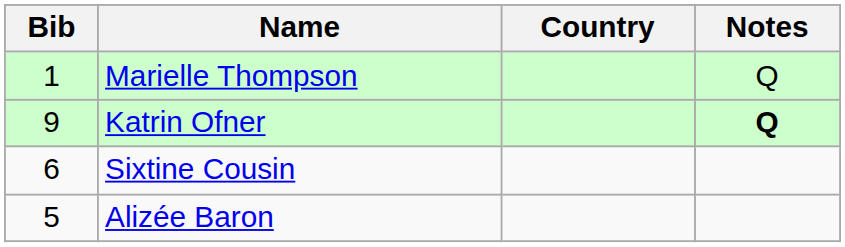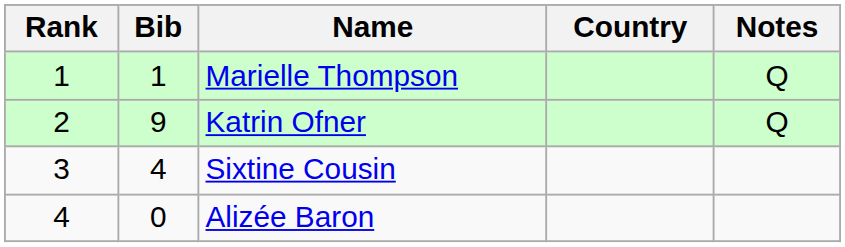+ column: (61, 28)
(767, 122) bold -> (777, 122) normal
(52, 169) 6 -> (158, 169) 4
(52, 216) 5 -> (158, 216) 0
